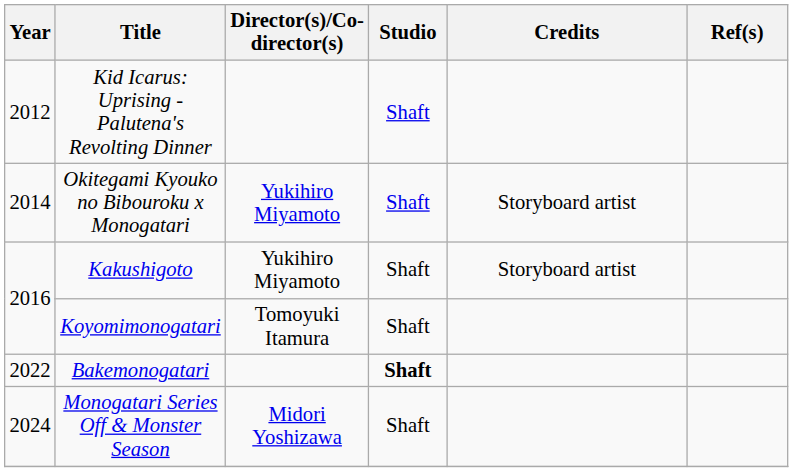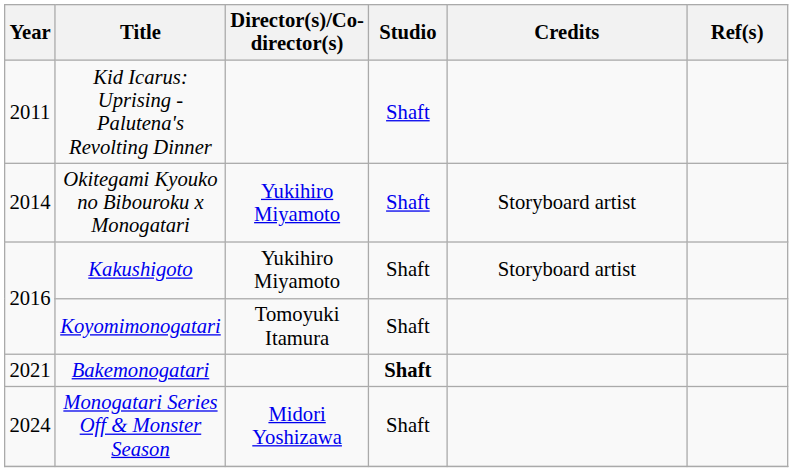(30, 111) 2012 -> (30, 111) 2011
(30, 370) 2022 -> (30, 370) 2021
